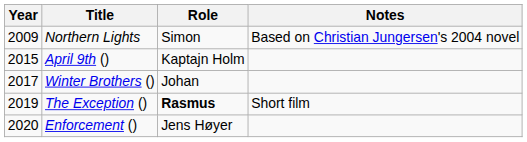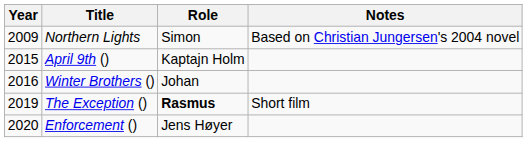(23, 81) 2017 -> (23, 81) 2016
